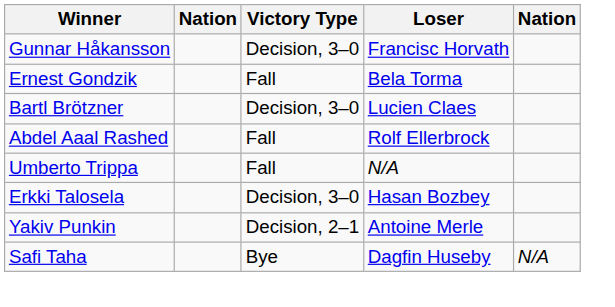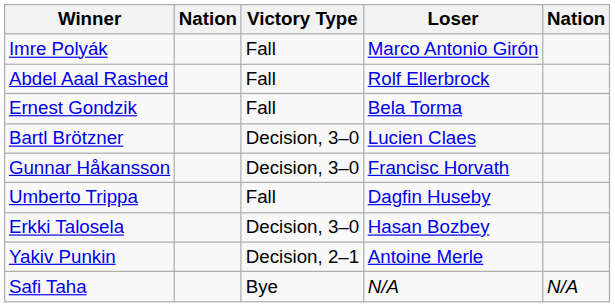+ row: (58, 49)
rows swapped: (90, 49) <-> (89, 138)
(383, 167) N/A -> (429, 197) Dagfin Huseby
(429, 256) Dagfin Huseby -> (383, 286) N/A
